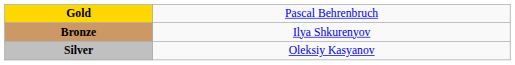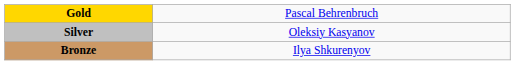rows swapped: (79, 50) <-> (79, 32)
